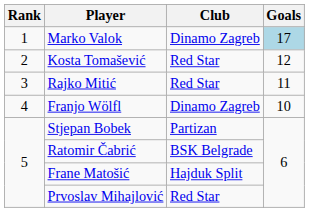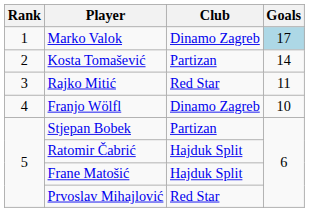(195, 60) Red Star -> (193, 60) Partizan
(284, 60) 12 -> (284, 60) 14
(211, 151) BSK Belgrade -> (206, 151) Hajduk Split
